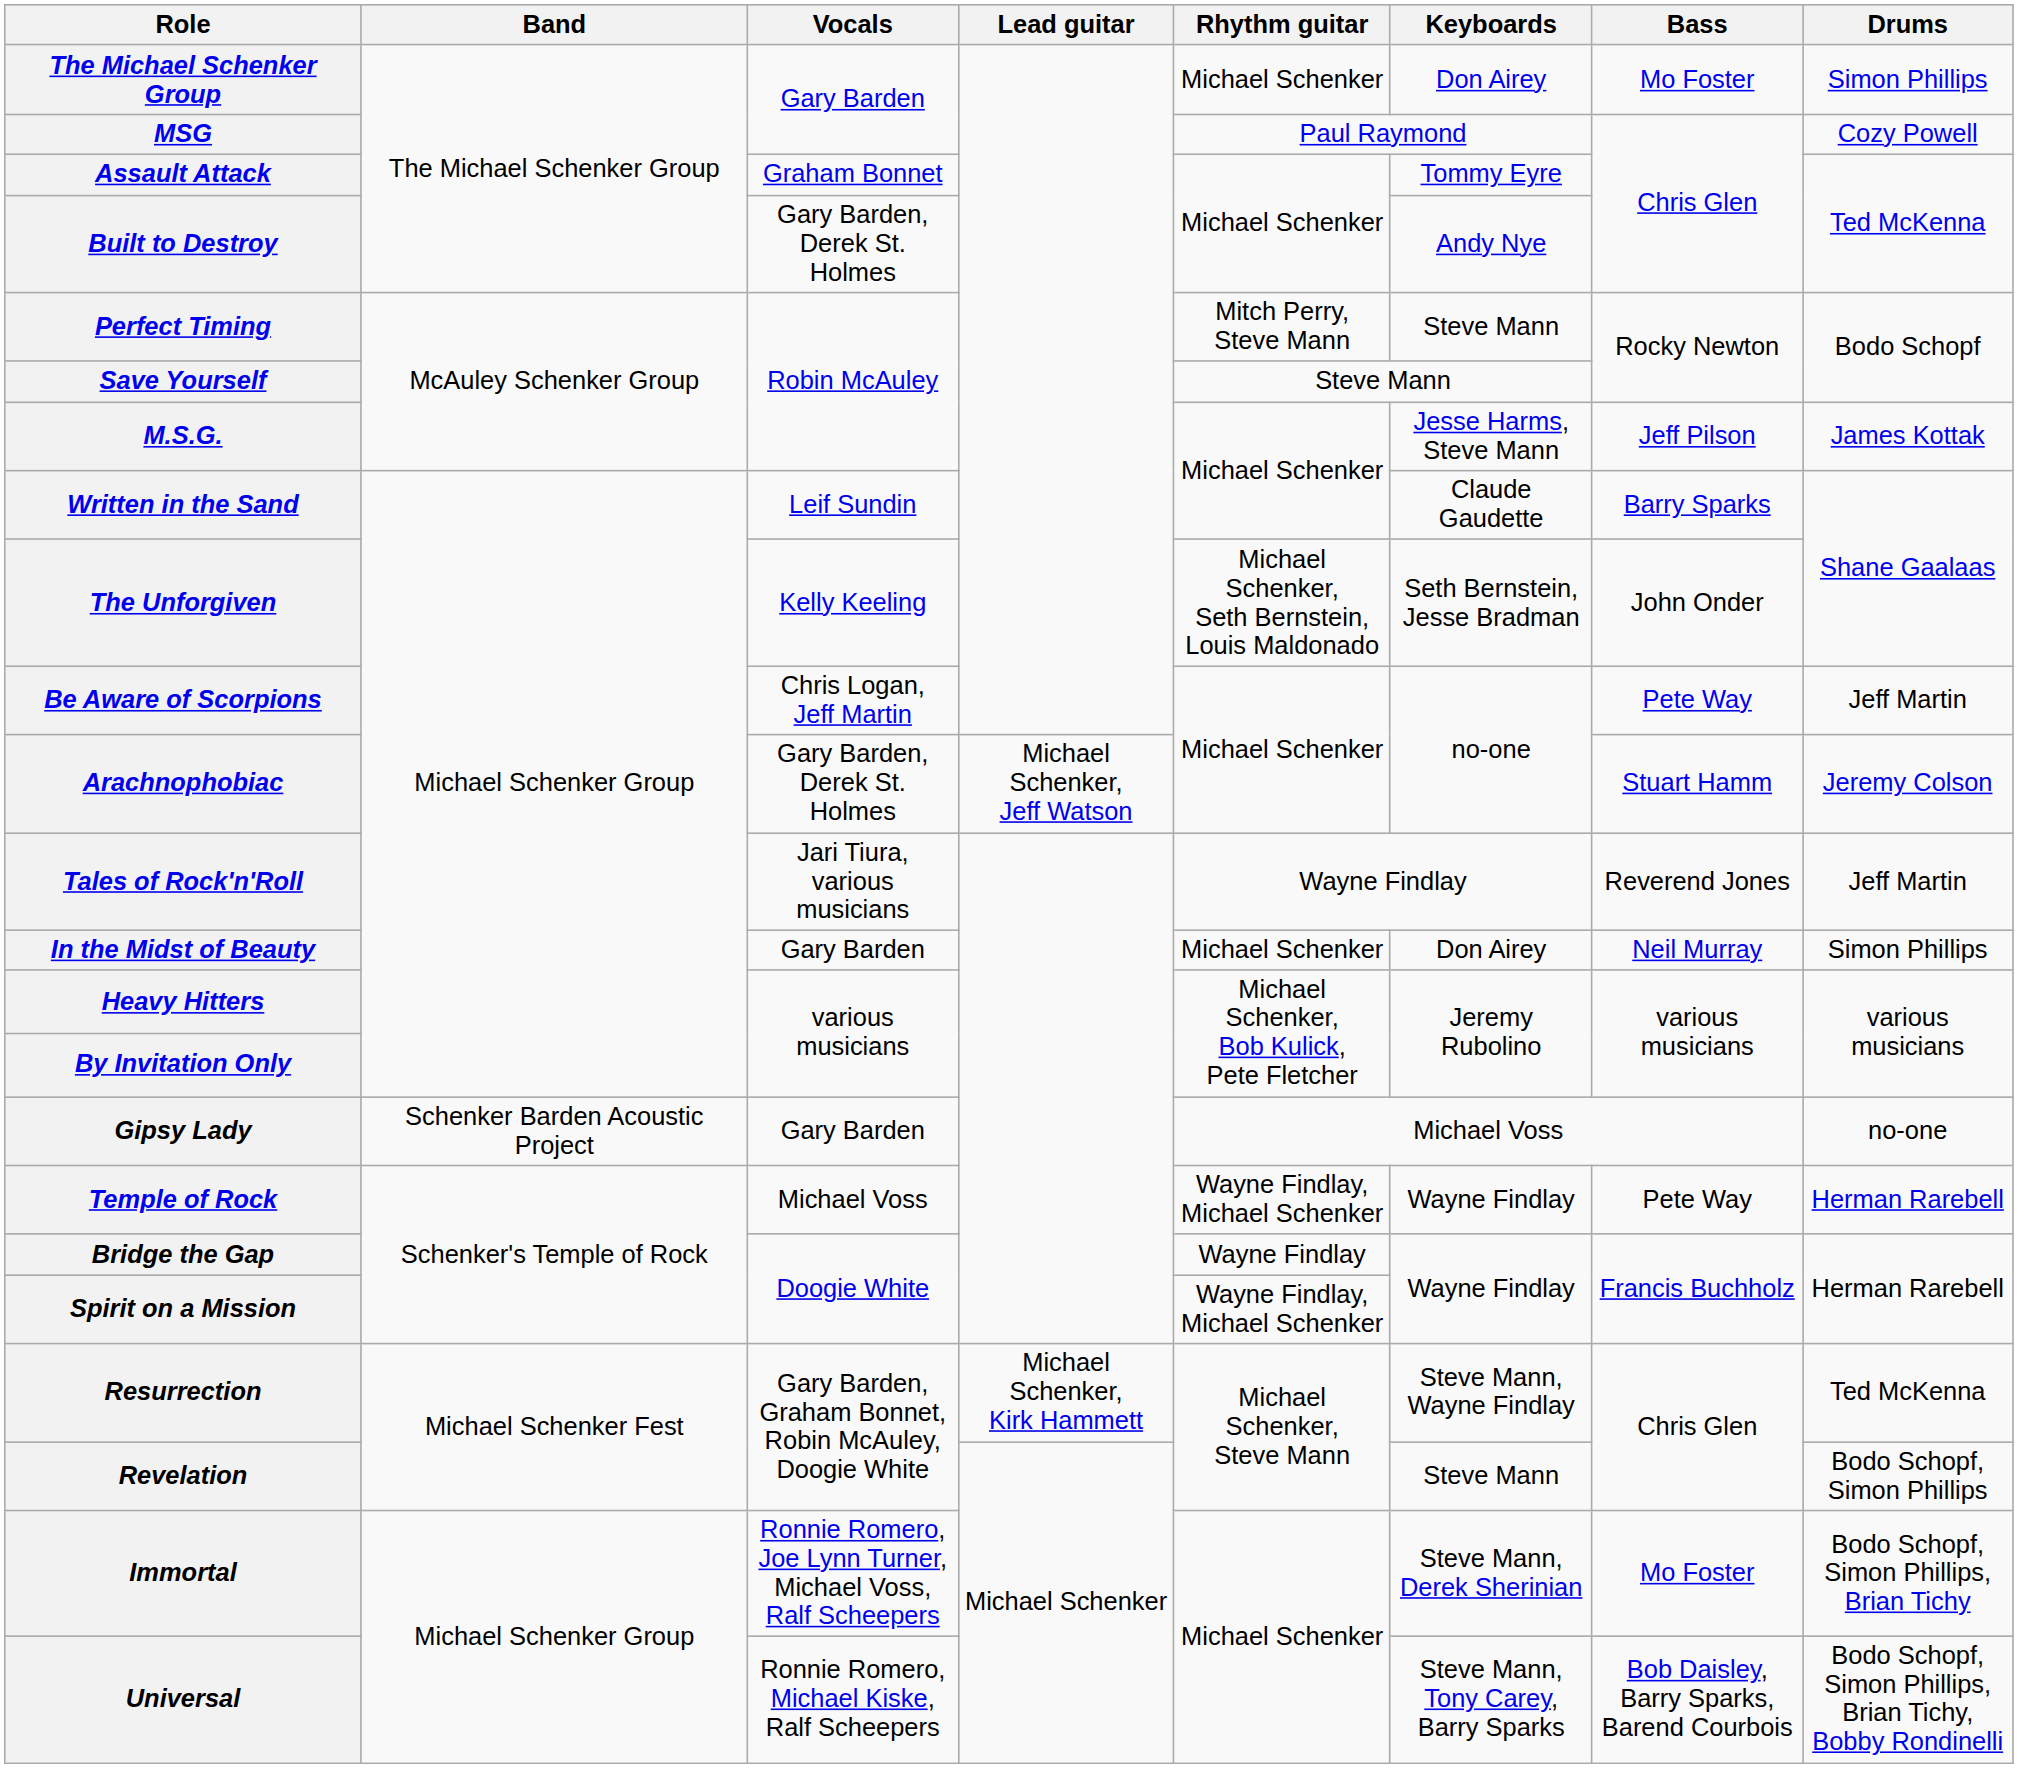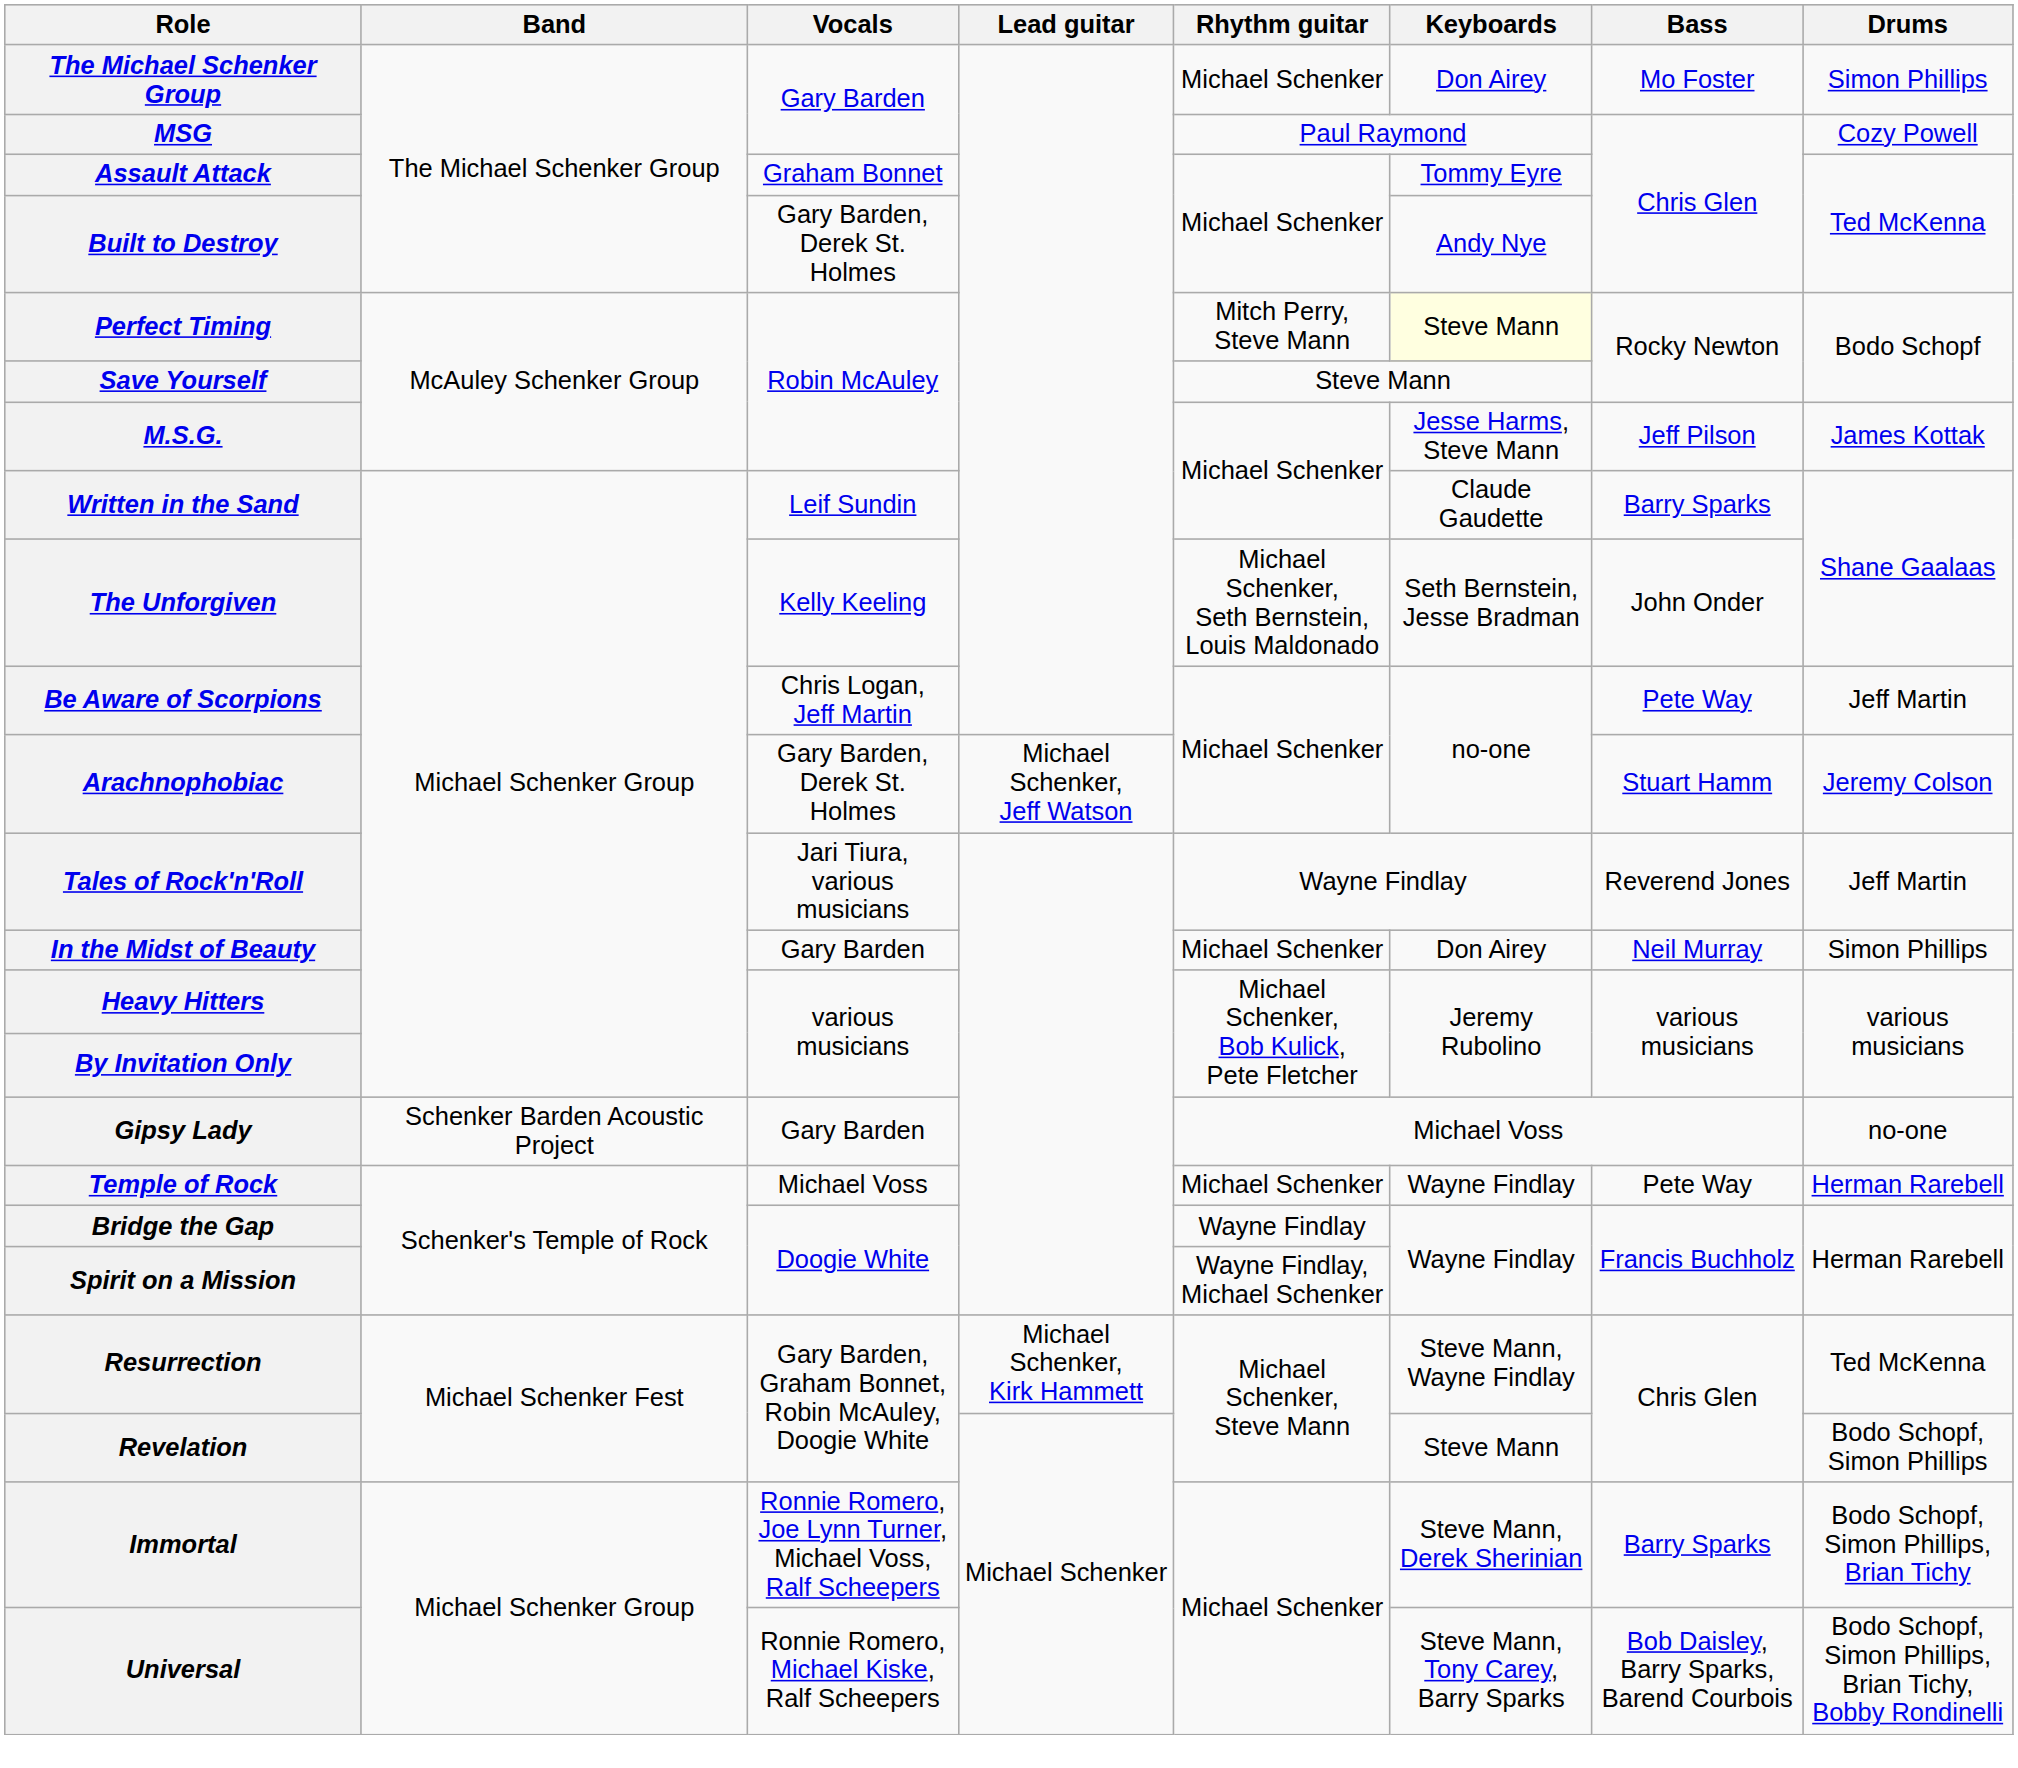(1491, 326) no background -> (1491, 326) lightyellow background
(1282, 1199) Wayne Findlay, Michael Schenker -> (1282, 1185) Michael Schenker
(1697, 1573) Mo Foster -> (1697, 1544) Barry Sparks
